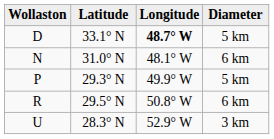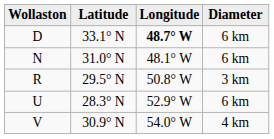(235, 36) 5 km -> (235, 36) 6 km
- row: (37, 79)
(235, 101) 6 km -> (235, 79) 3 km
(235, 123) 3 km -> (235, 101) 6 km
+ row: (37, 123)
